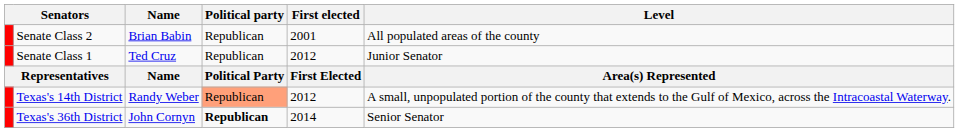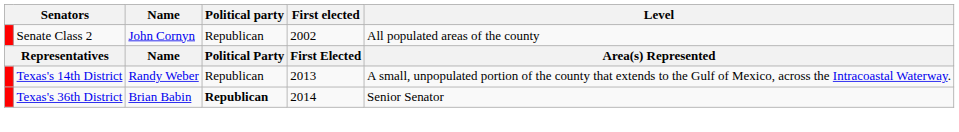(160, 35) Brian Babin -> (162, 35) John Cornyn
(303, 35) 2001 -> (303, 35) 2002
- row: (54, 55)
(234, 96) lightsalmon background -> (234, 76) no background
(303, 96) 2012 -> (303, 76) 2013
(162, 117) John Cornyn -> (160, 96) Brian Babin
